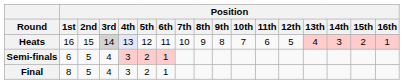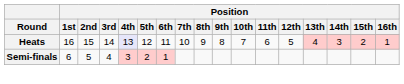(109, 41) lightgrey background -> (109, 41) no background
- row: (32, 71)
